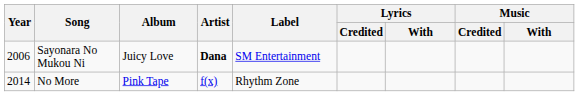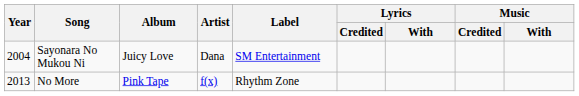(19, 56) 2006 -> (19, 56) 2004
(213, 56) bold -> (212, 56) normal
(19, 81) 2014 -> (19, 81) 2013
